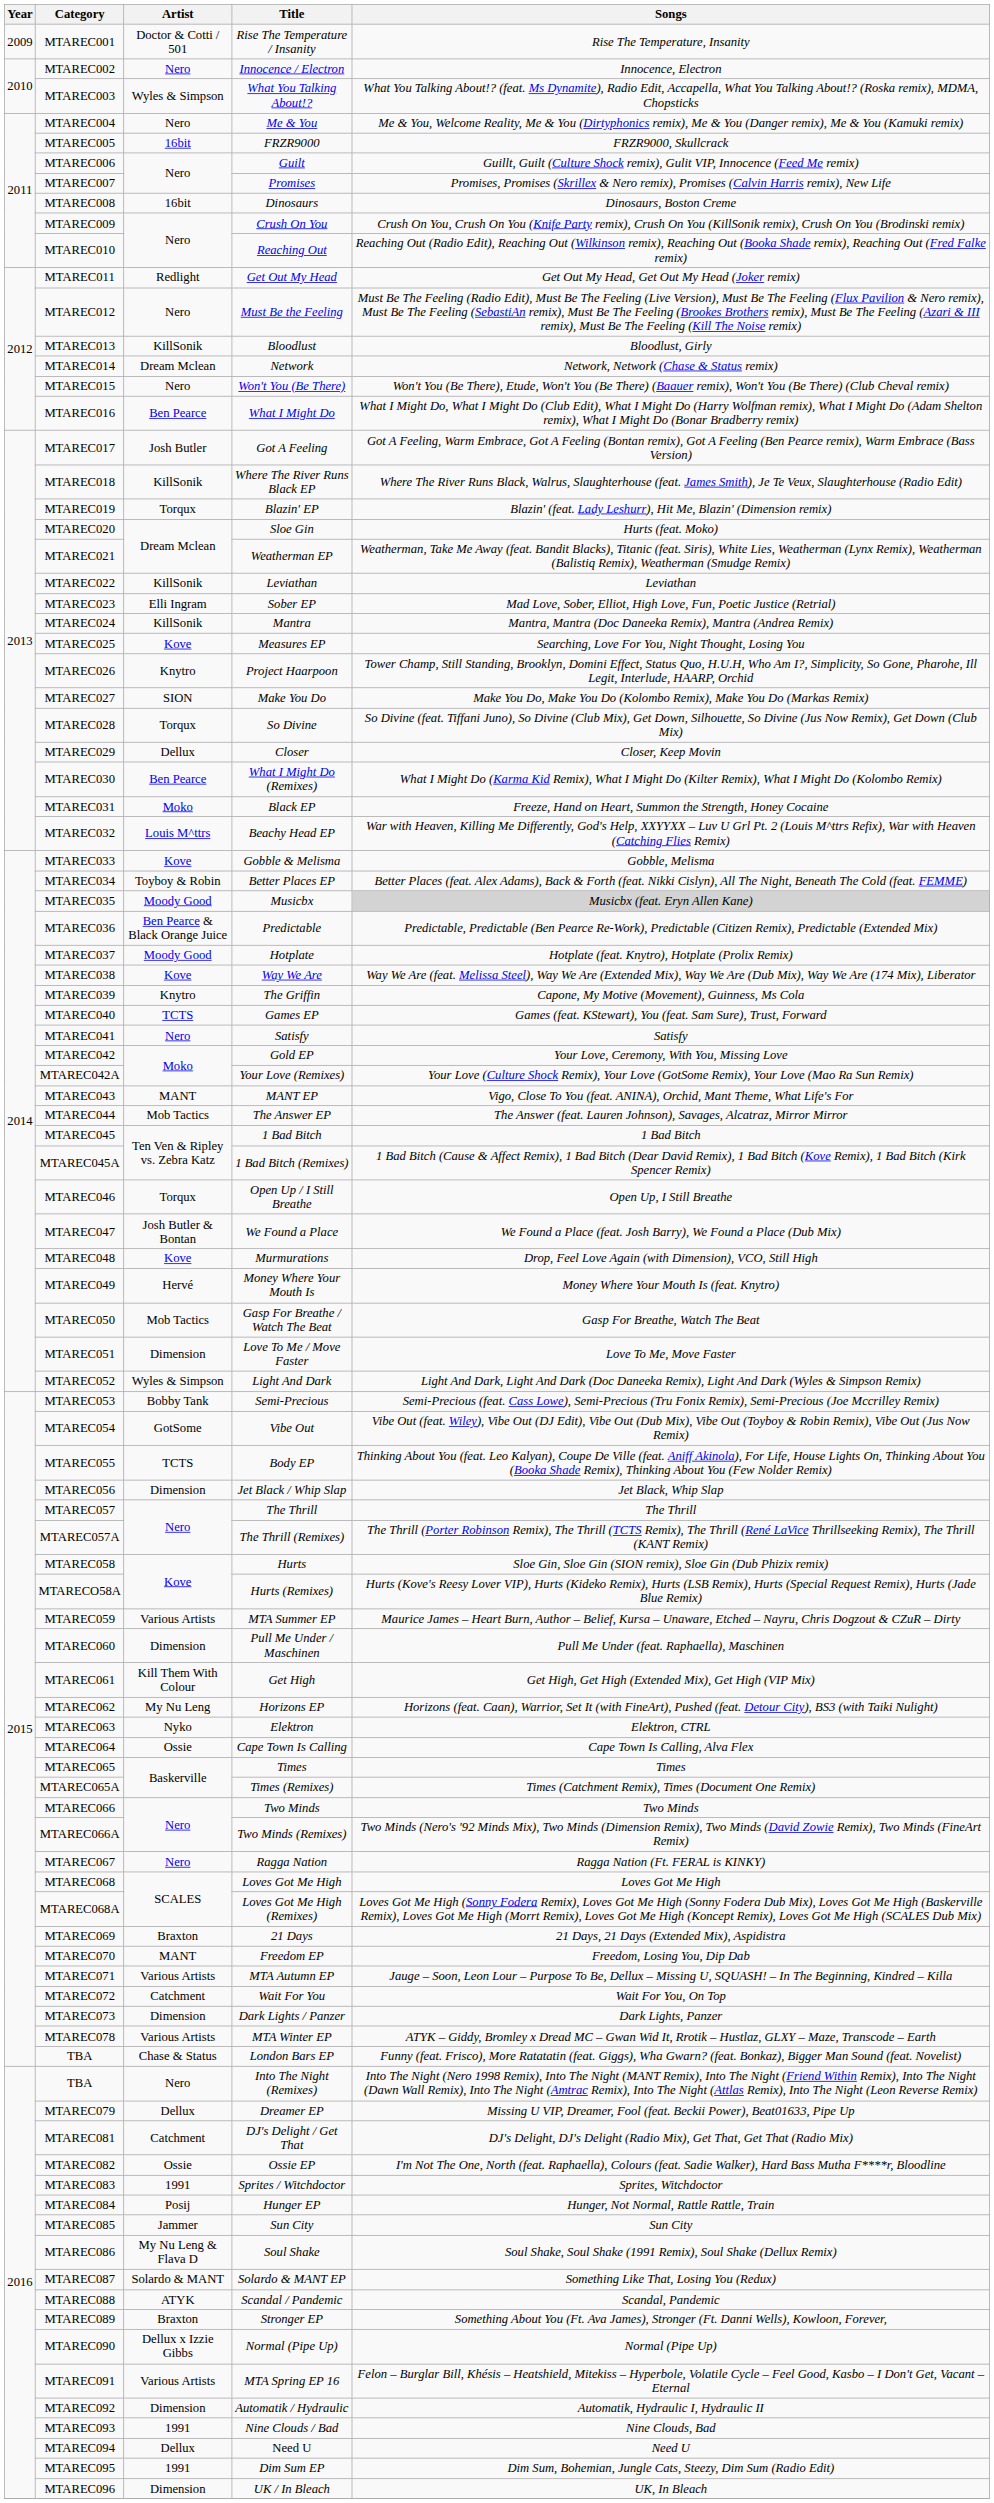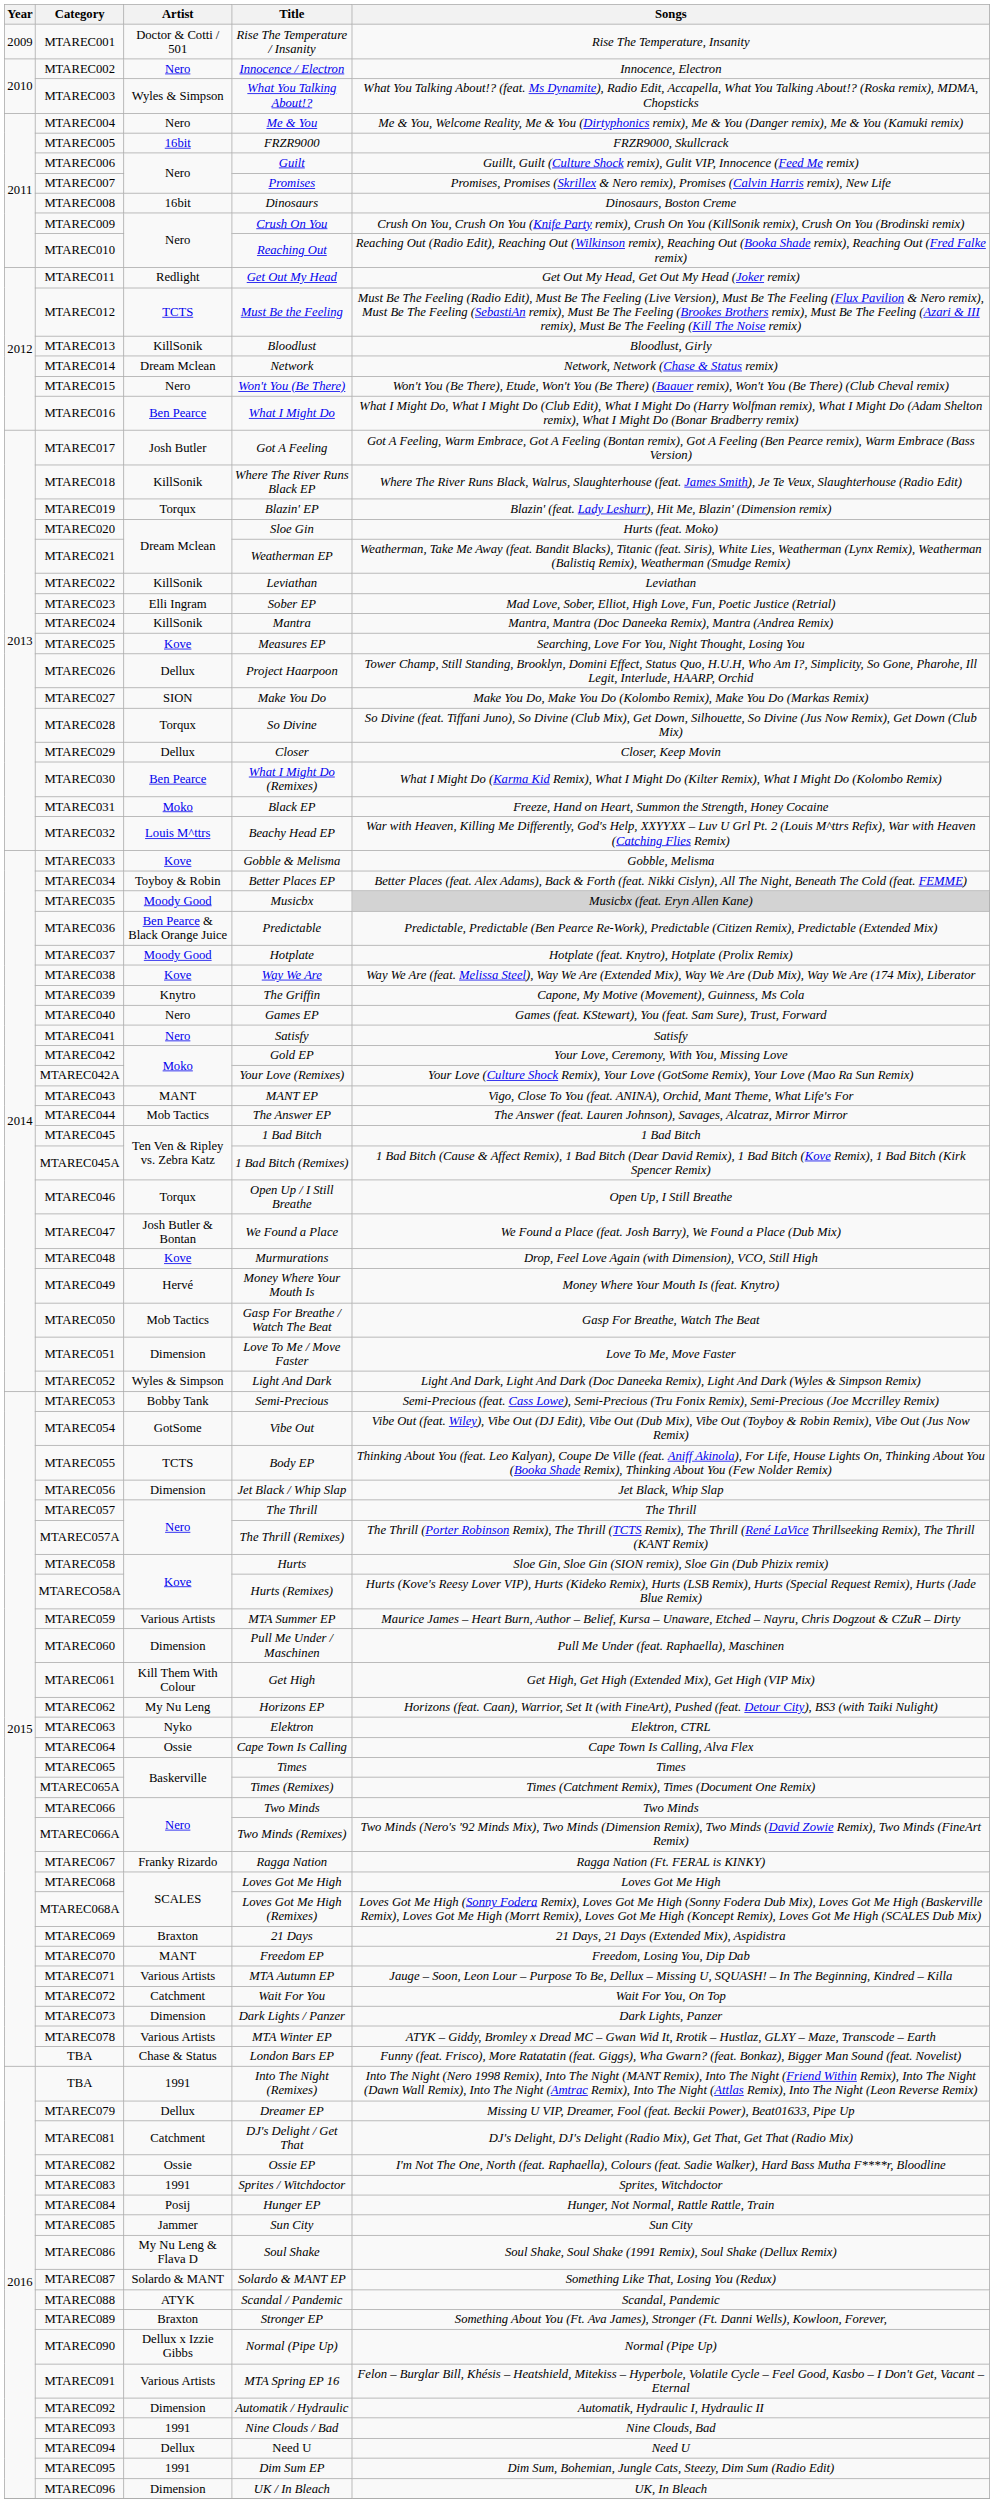(178, 311) Nero -> (178, 311) TCTS
(178, 670) Knytro -> (178, 670) Dellux
(178, 1015) TCTS -> (178, 1015) Nero
(178, 1861) Nero -> (178, 1861) Franky Rizardo
(178, 2083) Nero -> (178, 2083) 1991
